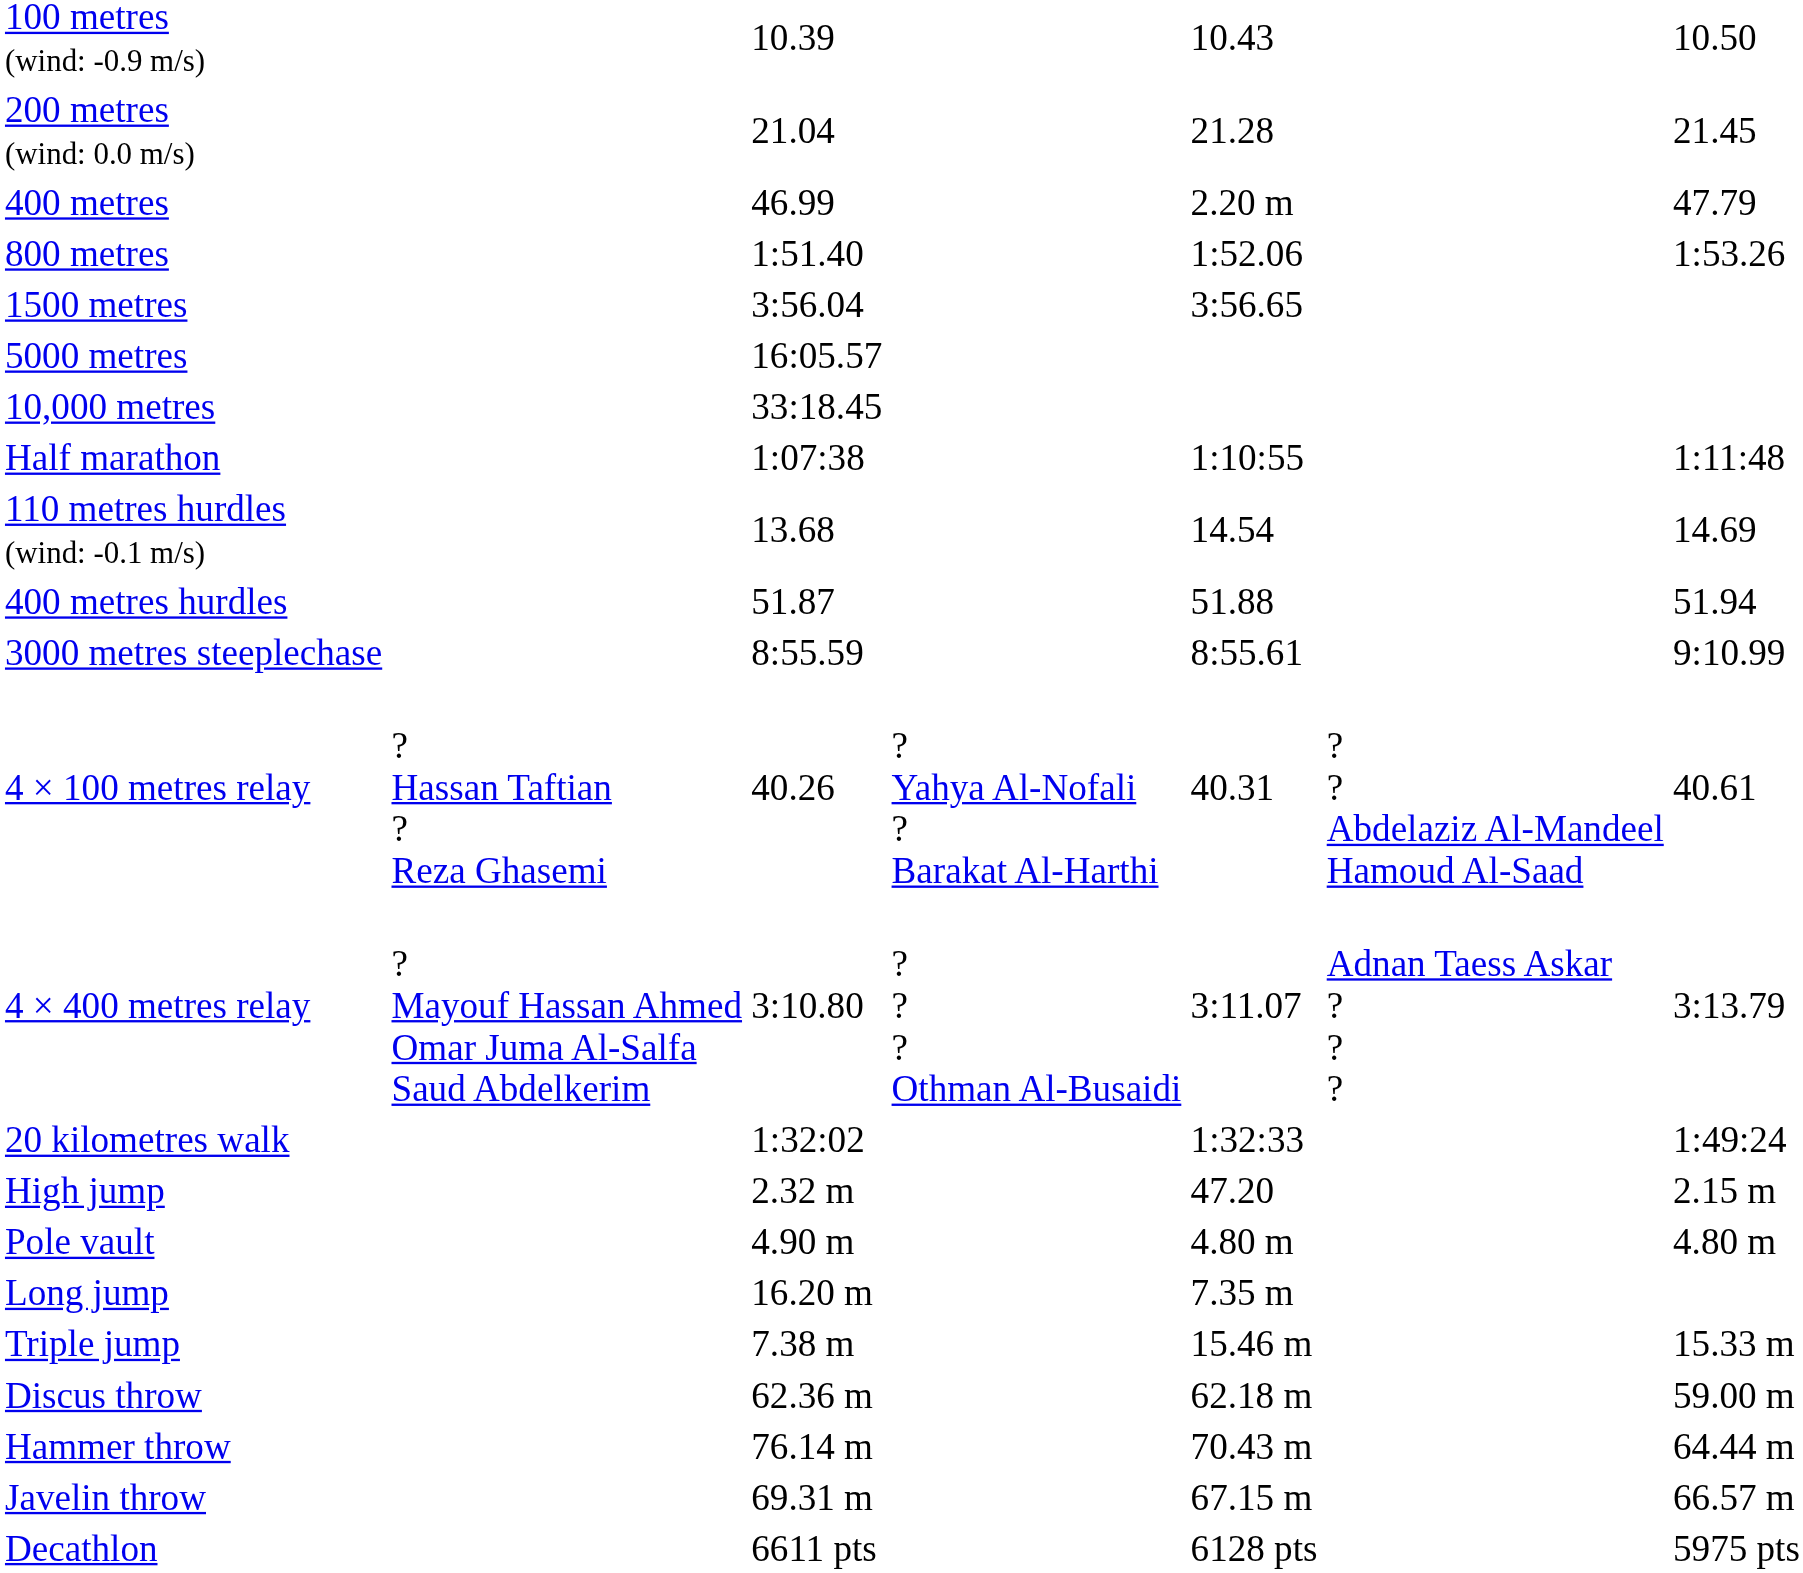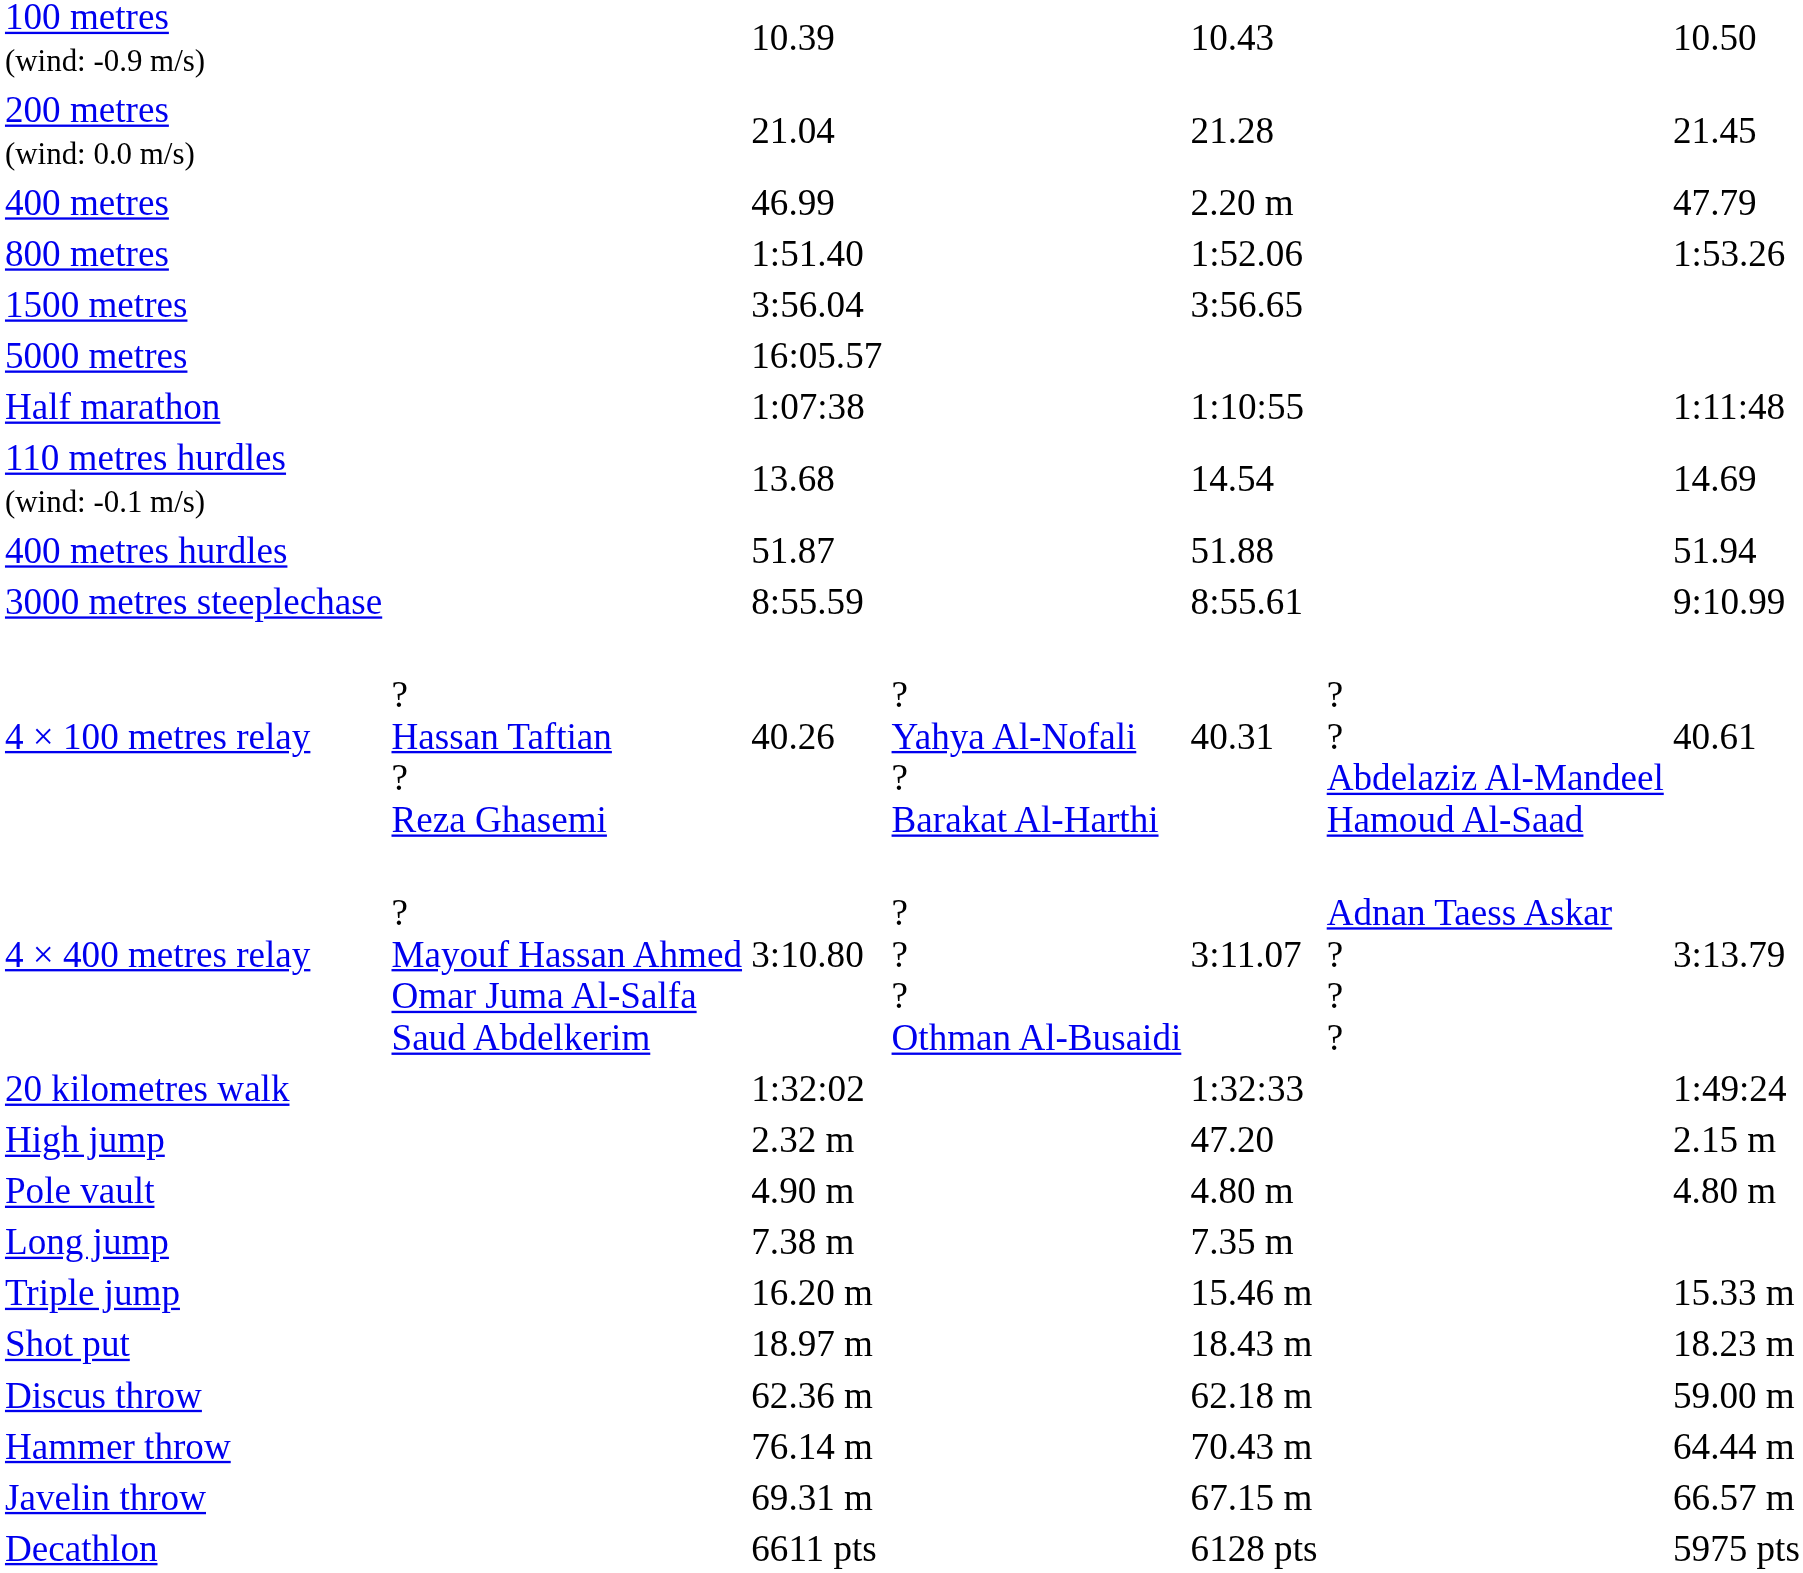- row: (110, 406)
(812, 1293) 16.20 m -> (803, 1242) 7.38 m
(803, 1344) 7.38 m -> (812, 1293) 16.20 m
+ row: (67, 1344)
